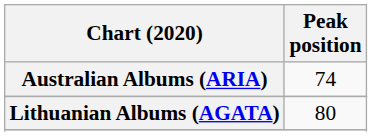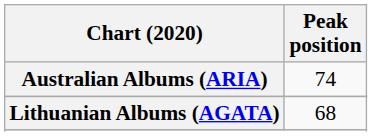(325, 112) 80 -> (325, 112) 68
